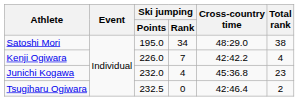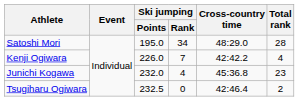(280, 43) 38 -> (280, 43) 28
